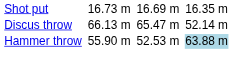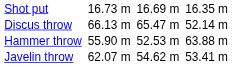(207, 41) lightblue background -> (207, 41) no background
+ row: (39, 57)
